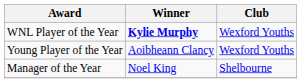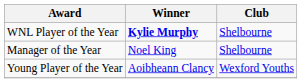(257, 31) Wexford Youths -> (246, 31) Shelbourne
rows swapped: (65, 50) <-> (54, 68)
